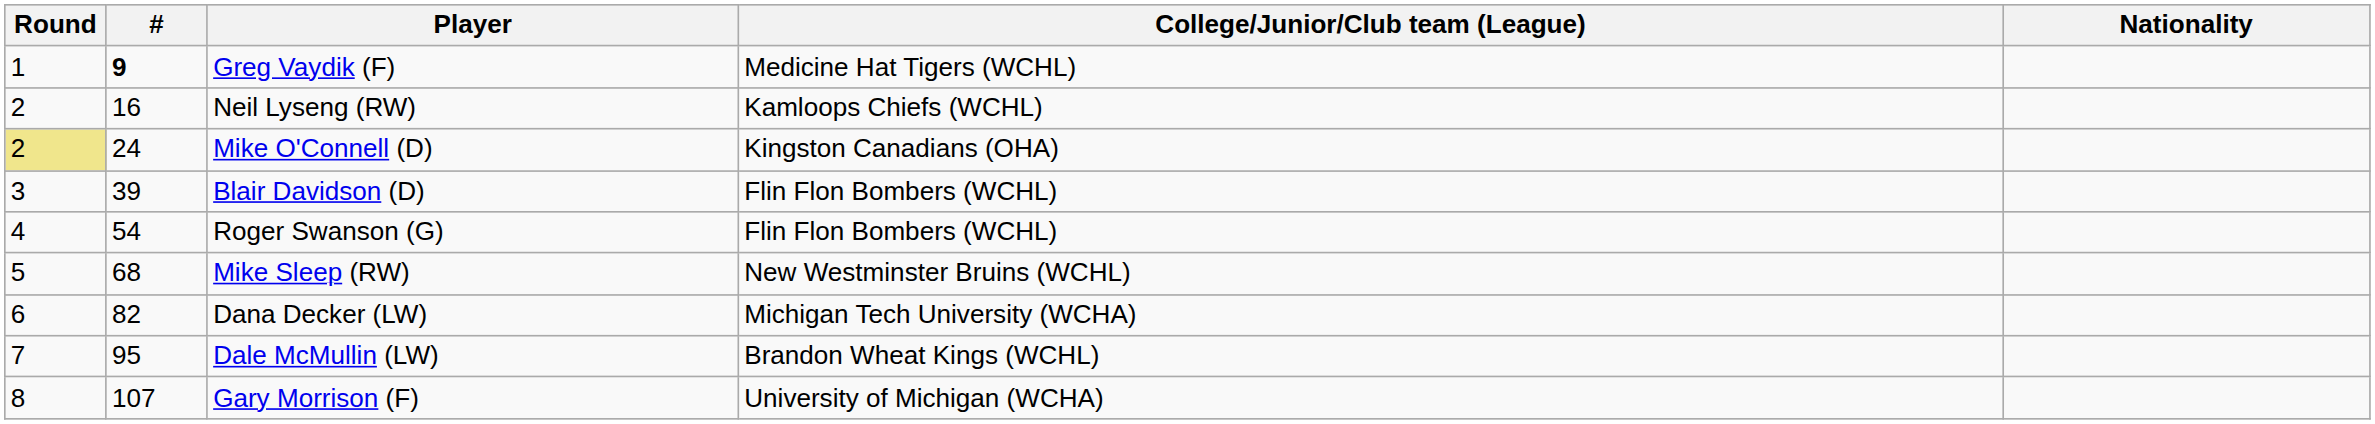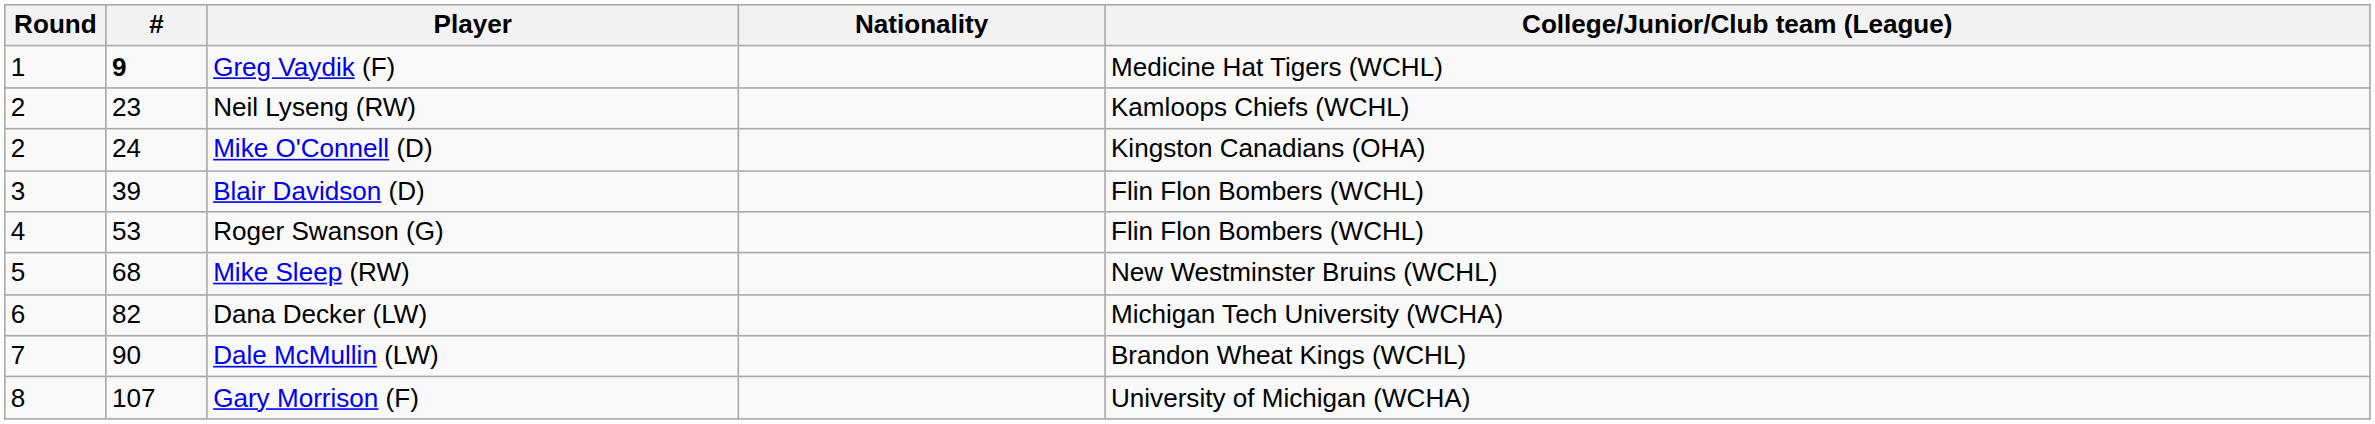columns swapped: (2186, 25) <-> (1371, 25)
(126, 107) 16 -> (126, 107) 23
(18, 149) khaki background -> (18, 149) no background
(126, 231) 54 -> (126, 231) 53
(126, 356) 95 -> (126, 356) 90
